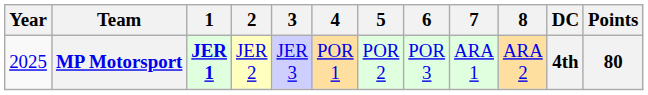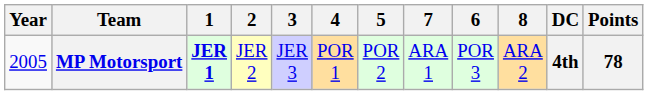columns swapped: (427, 19) <-> (474, 19)
(28, 61) 2025 -> (28, 61) 2005
(613, 61) 80 -> (613, 61) 78
